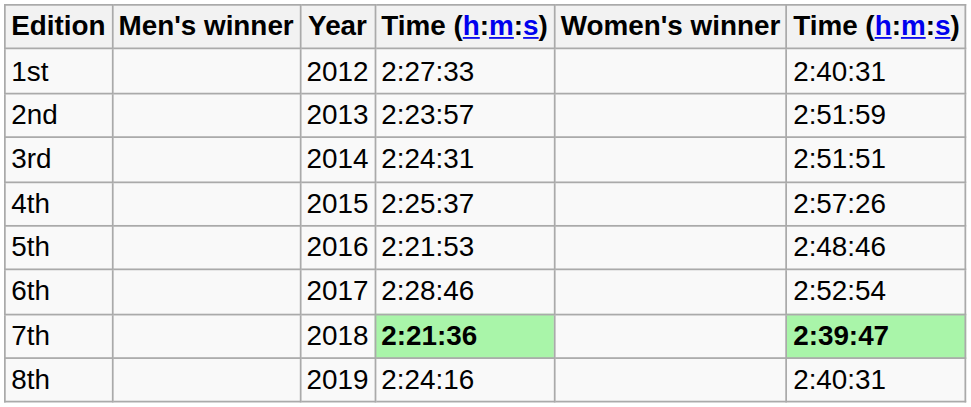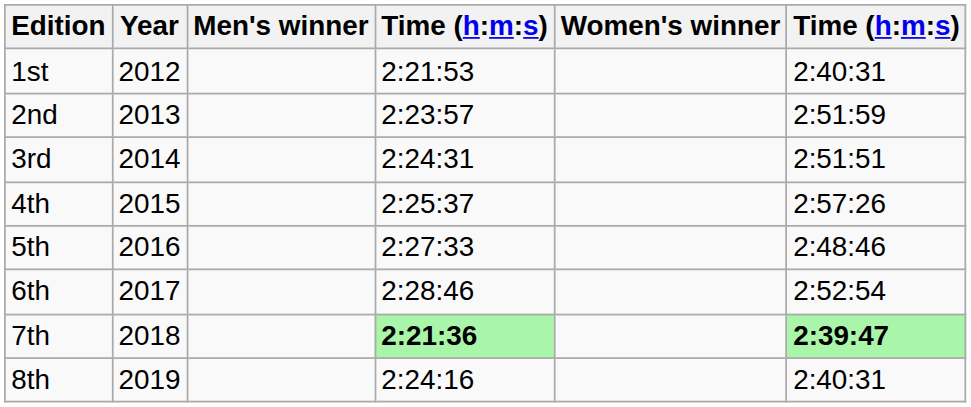columns swapped: (338, 26) <-> (206, 26)
(428, 70) 2:27:33 -> (428, 70) 2:21:53
(428, 247) 2:21:53 -> (428, 247) 2:27:33
